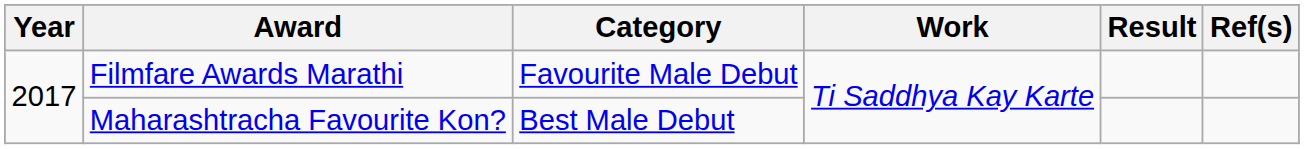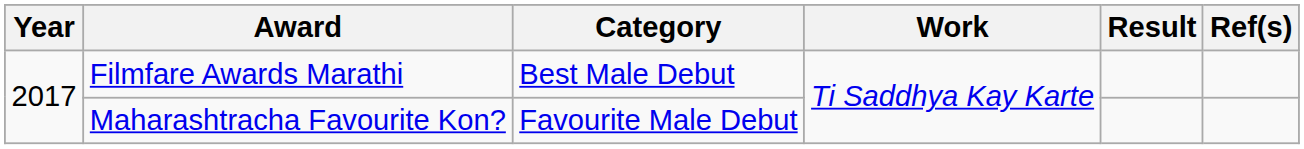(658, 73) Favourite Male Debut -> (627, 73) Best Male Debut
(627, 119) Best Male Debut -> (658, 119) Favourite Male Debut
